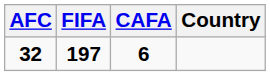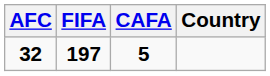(144, 53) 6 -> (144, 53) 5
